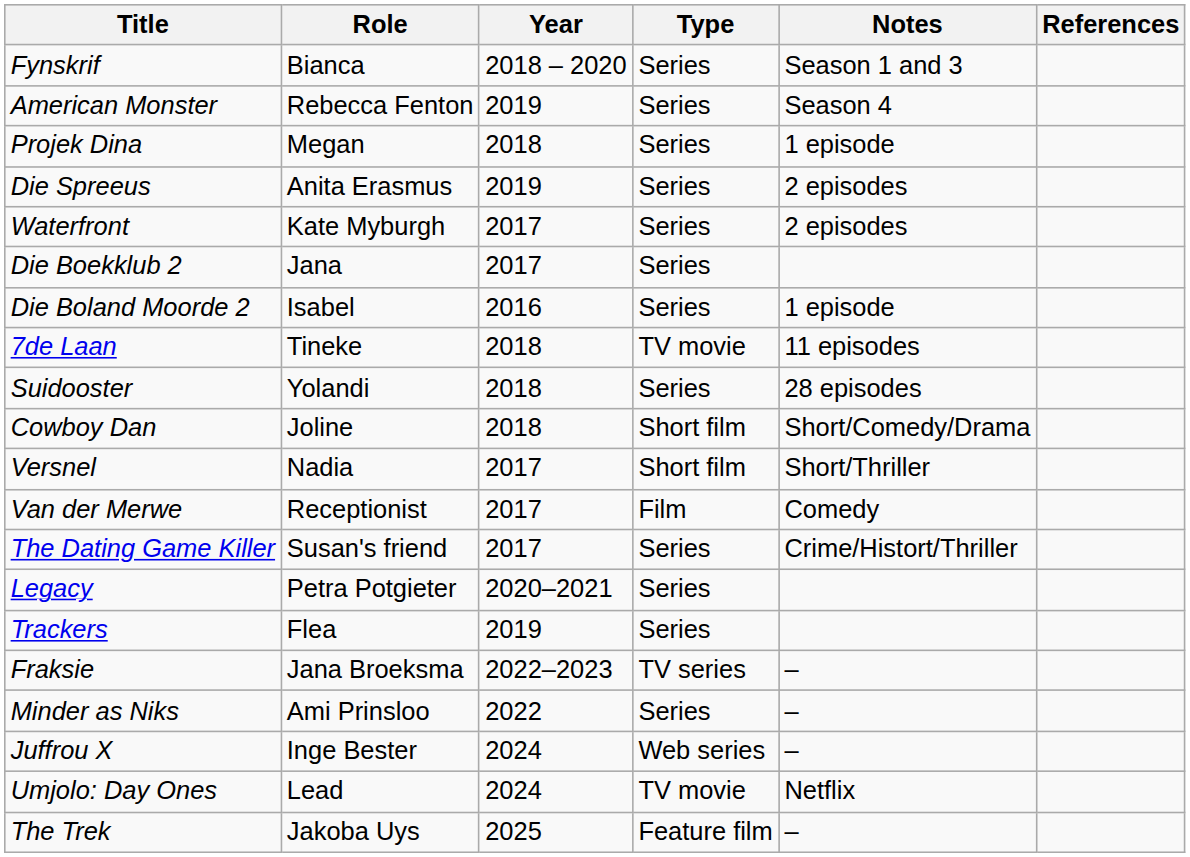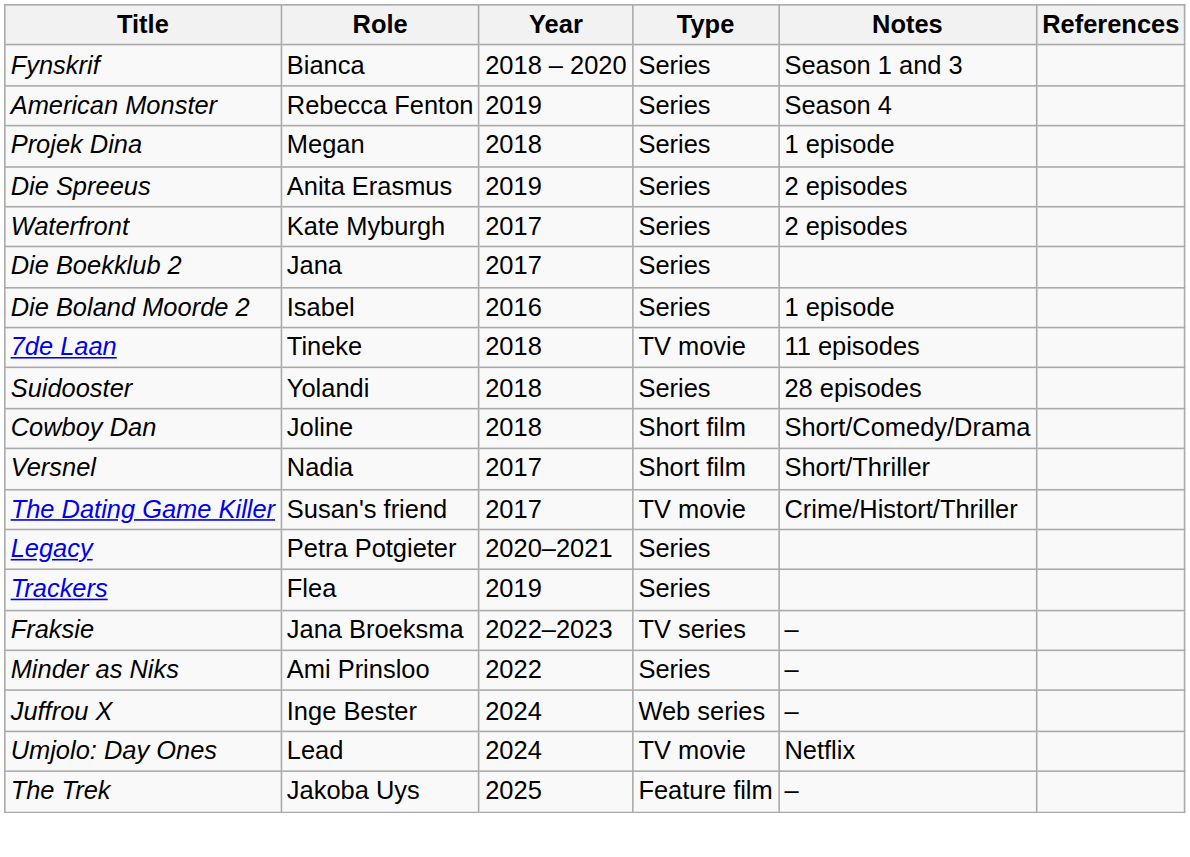- row: (96, 508)
(674, 549) Series -> (692, 508) TV movie
